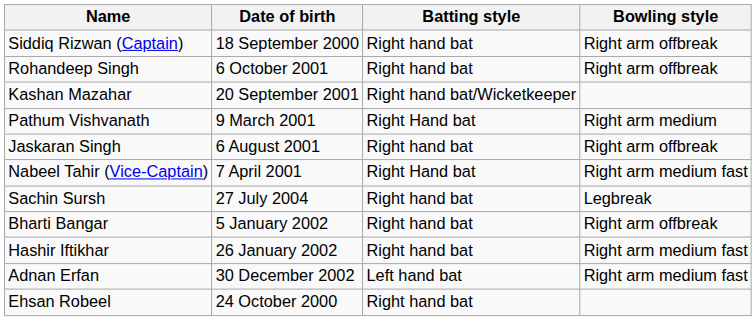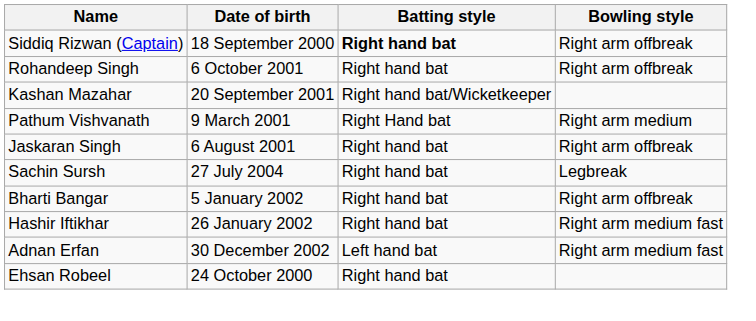(420, 43) normal -> (399, 43) bold
- row: (108, 172)
